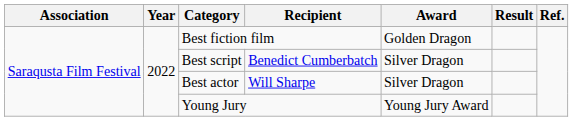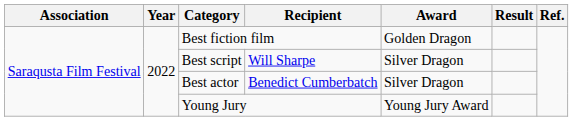(313, 60) Benedict Cumberbatch -> (282, 60) Will Sharpe
(282, 82) Will Sharpe -> (313, 82) Benedict Cumberbatch
